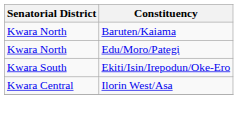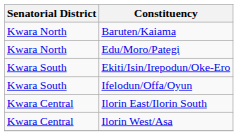+ row: (147, 85)
+ row: (154, 103)
